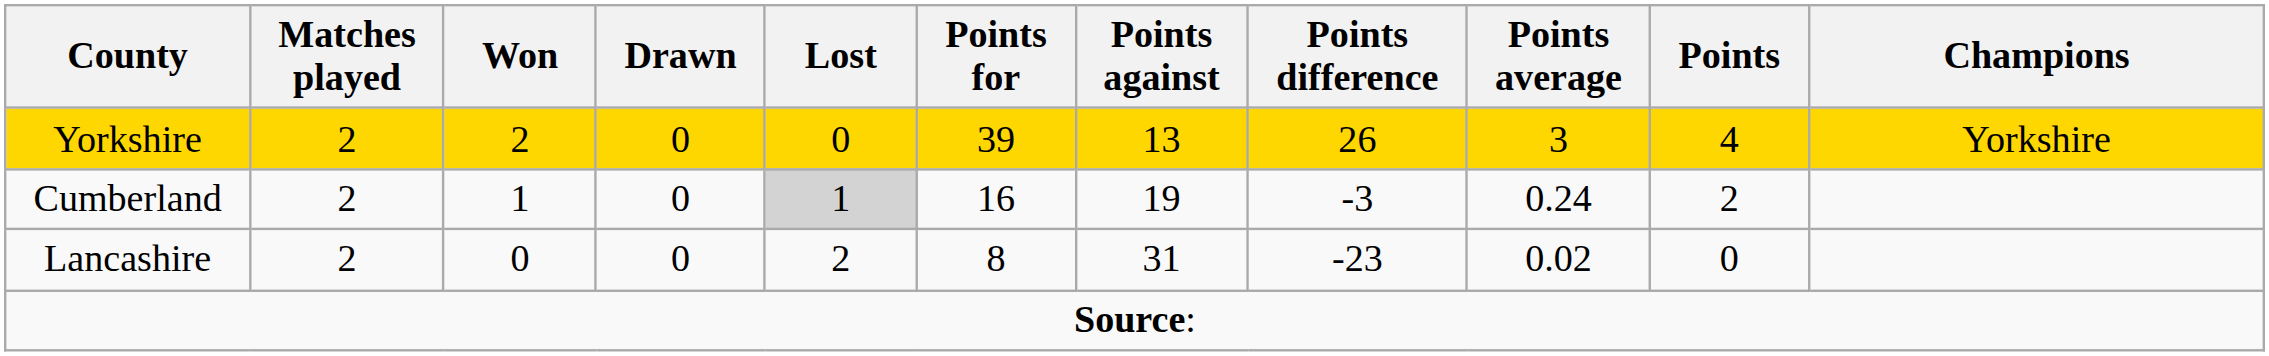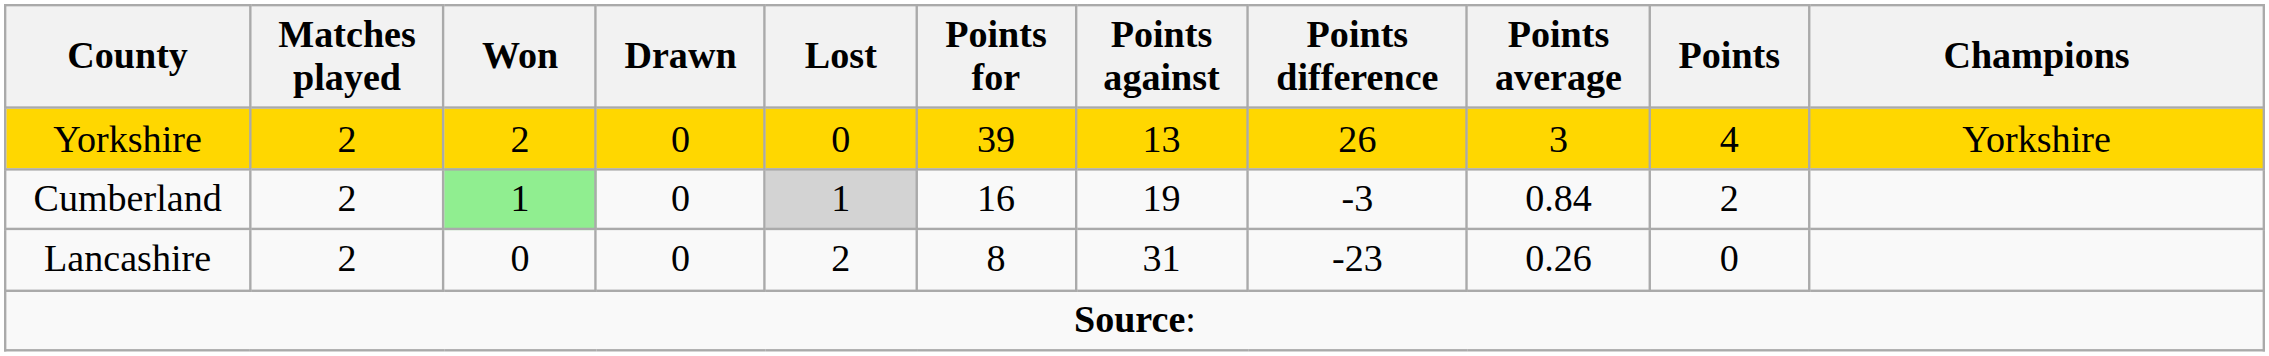(520, 198) no background -> (520, 198) lightgreen background
(1559, 198) 0.24 -> (1559, 198) 0.84
(1559, 258) 0.02 -> (1559, 258) 0.26
